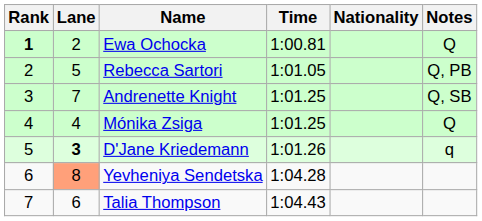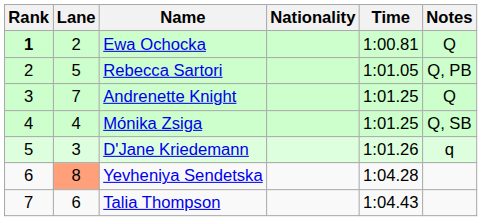columns swapped: (376, 17) <-> (298, 17)
(449, 96) Q, SB -> (449, 96) Q
(449, 123) Q -> (449, 123) Q, SB
(76, 149) bold -> (76, 149) normal
